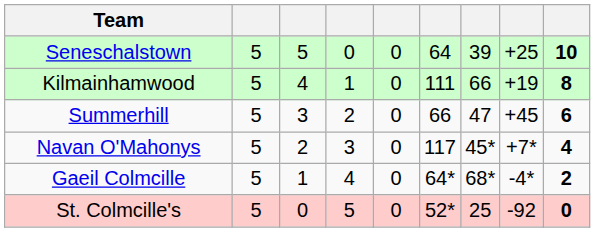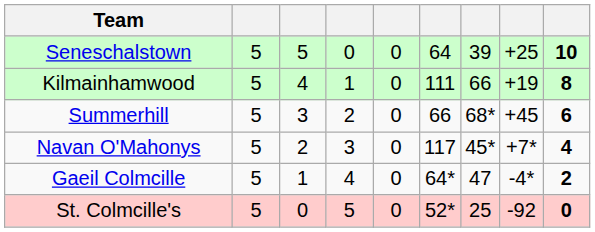(480, 115) 47 -> (480, 115) 68*
(480, 178) 68* -> (480, 178) 47
